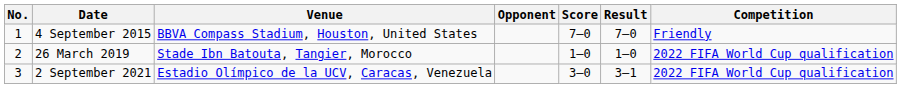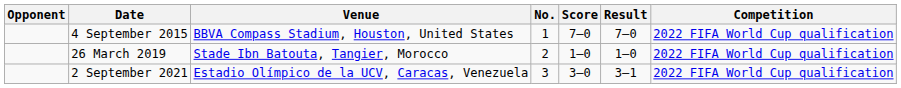columns swapped: (18, 14) <-> (527, 14)
(682, 34) Friendly -> (773, 34) 2022 FIFA World Cup qualification
